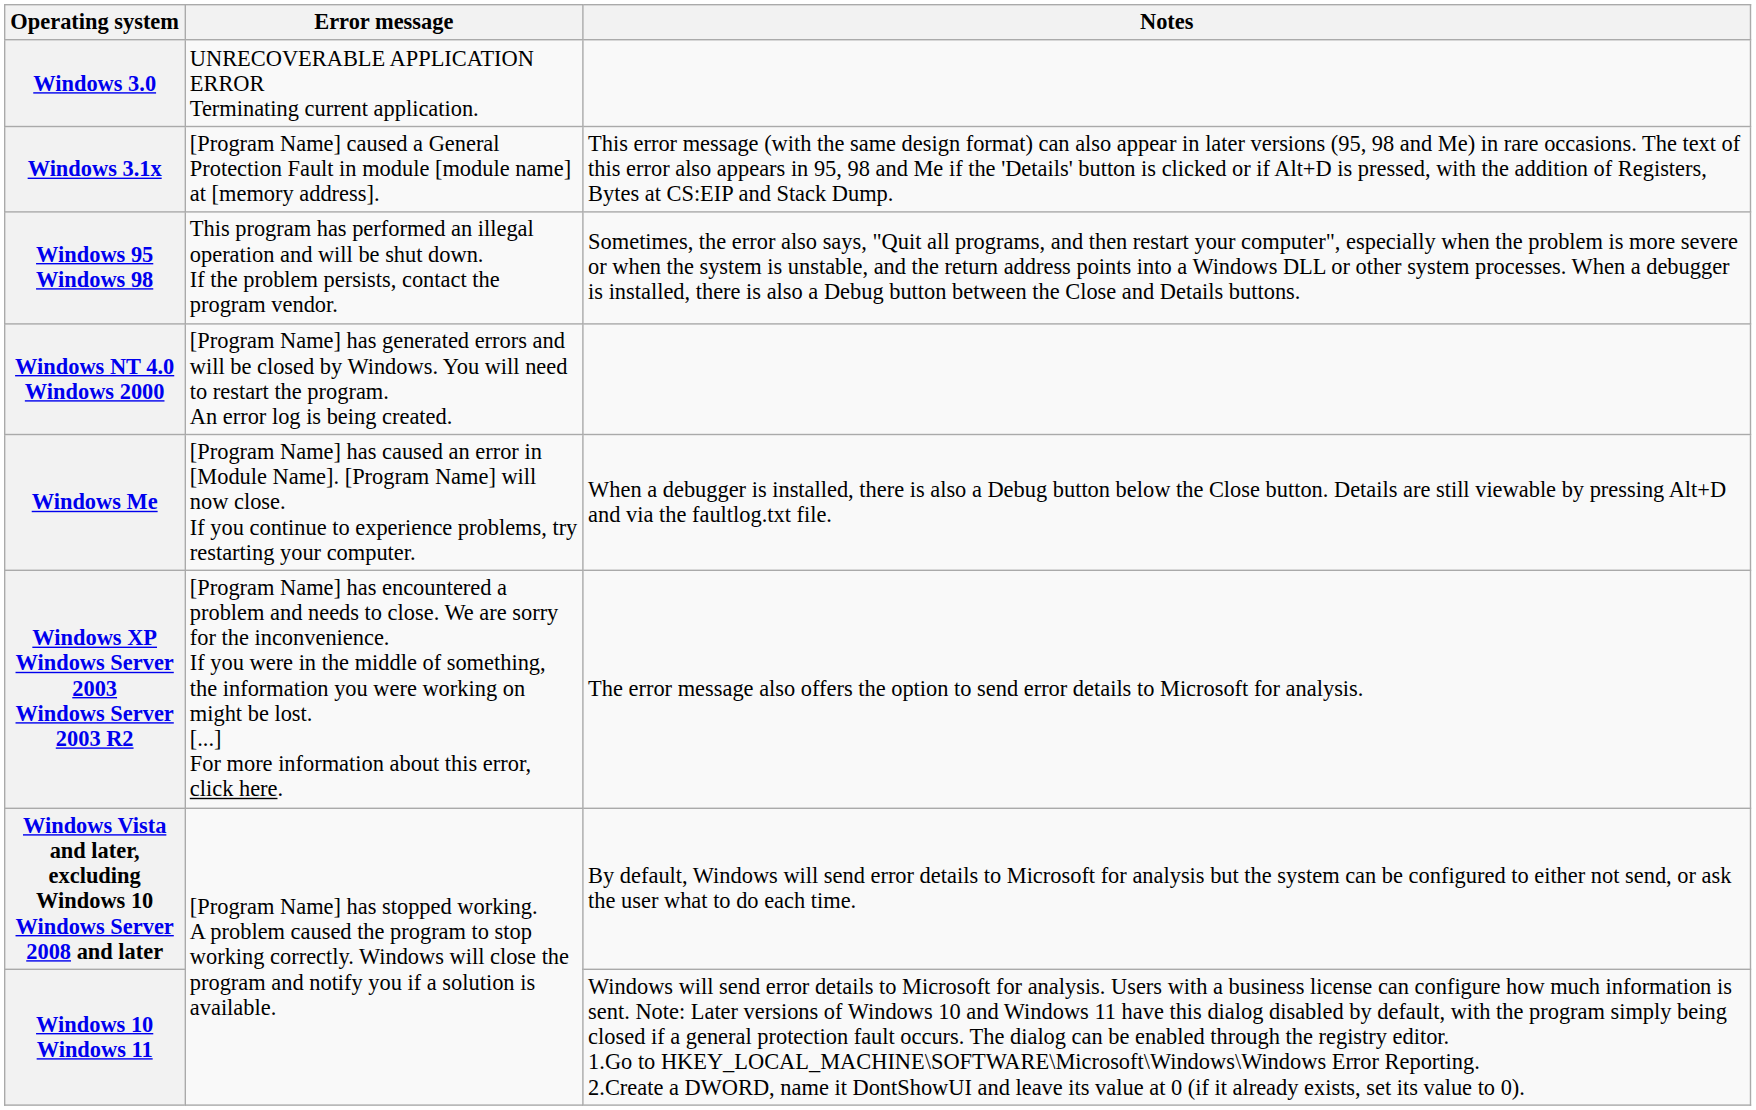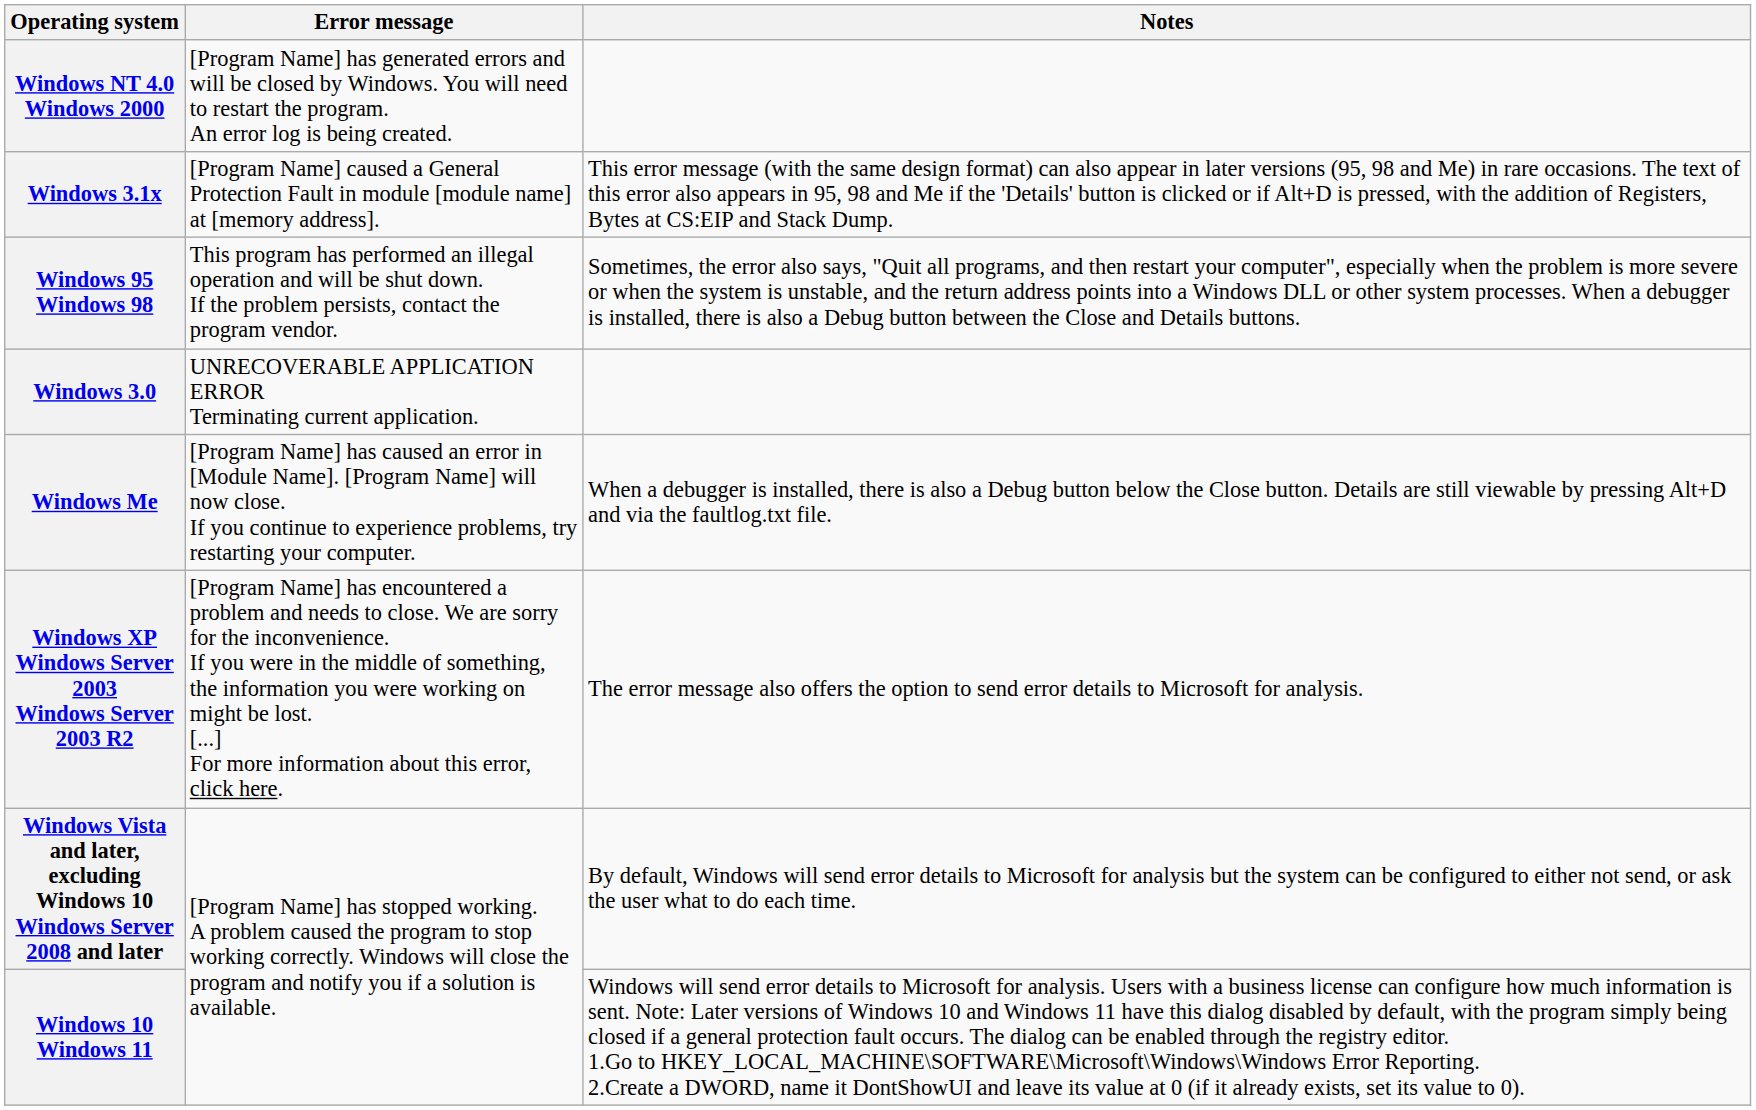rows swapped: (95, 82) <-> (95, 378)
